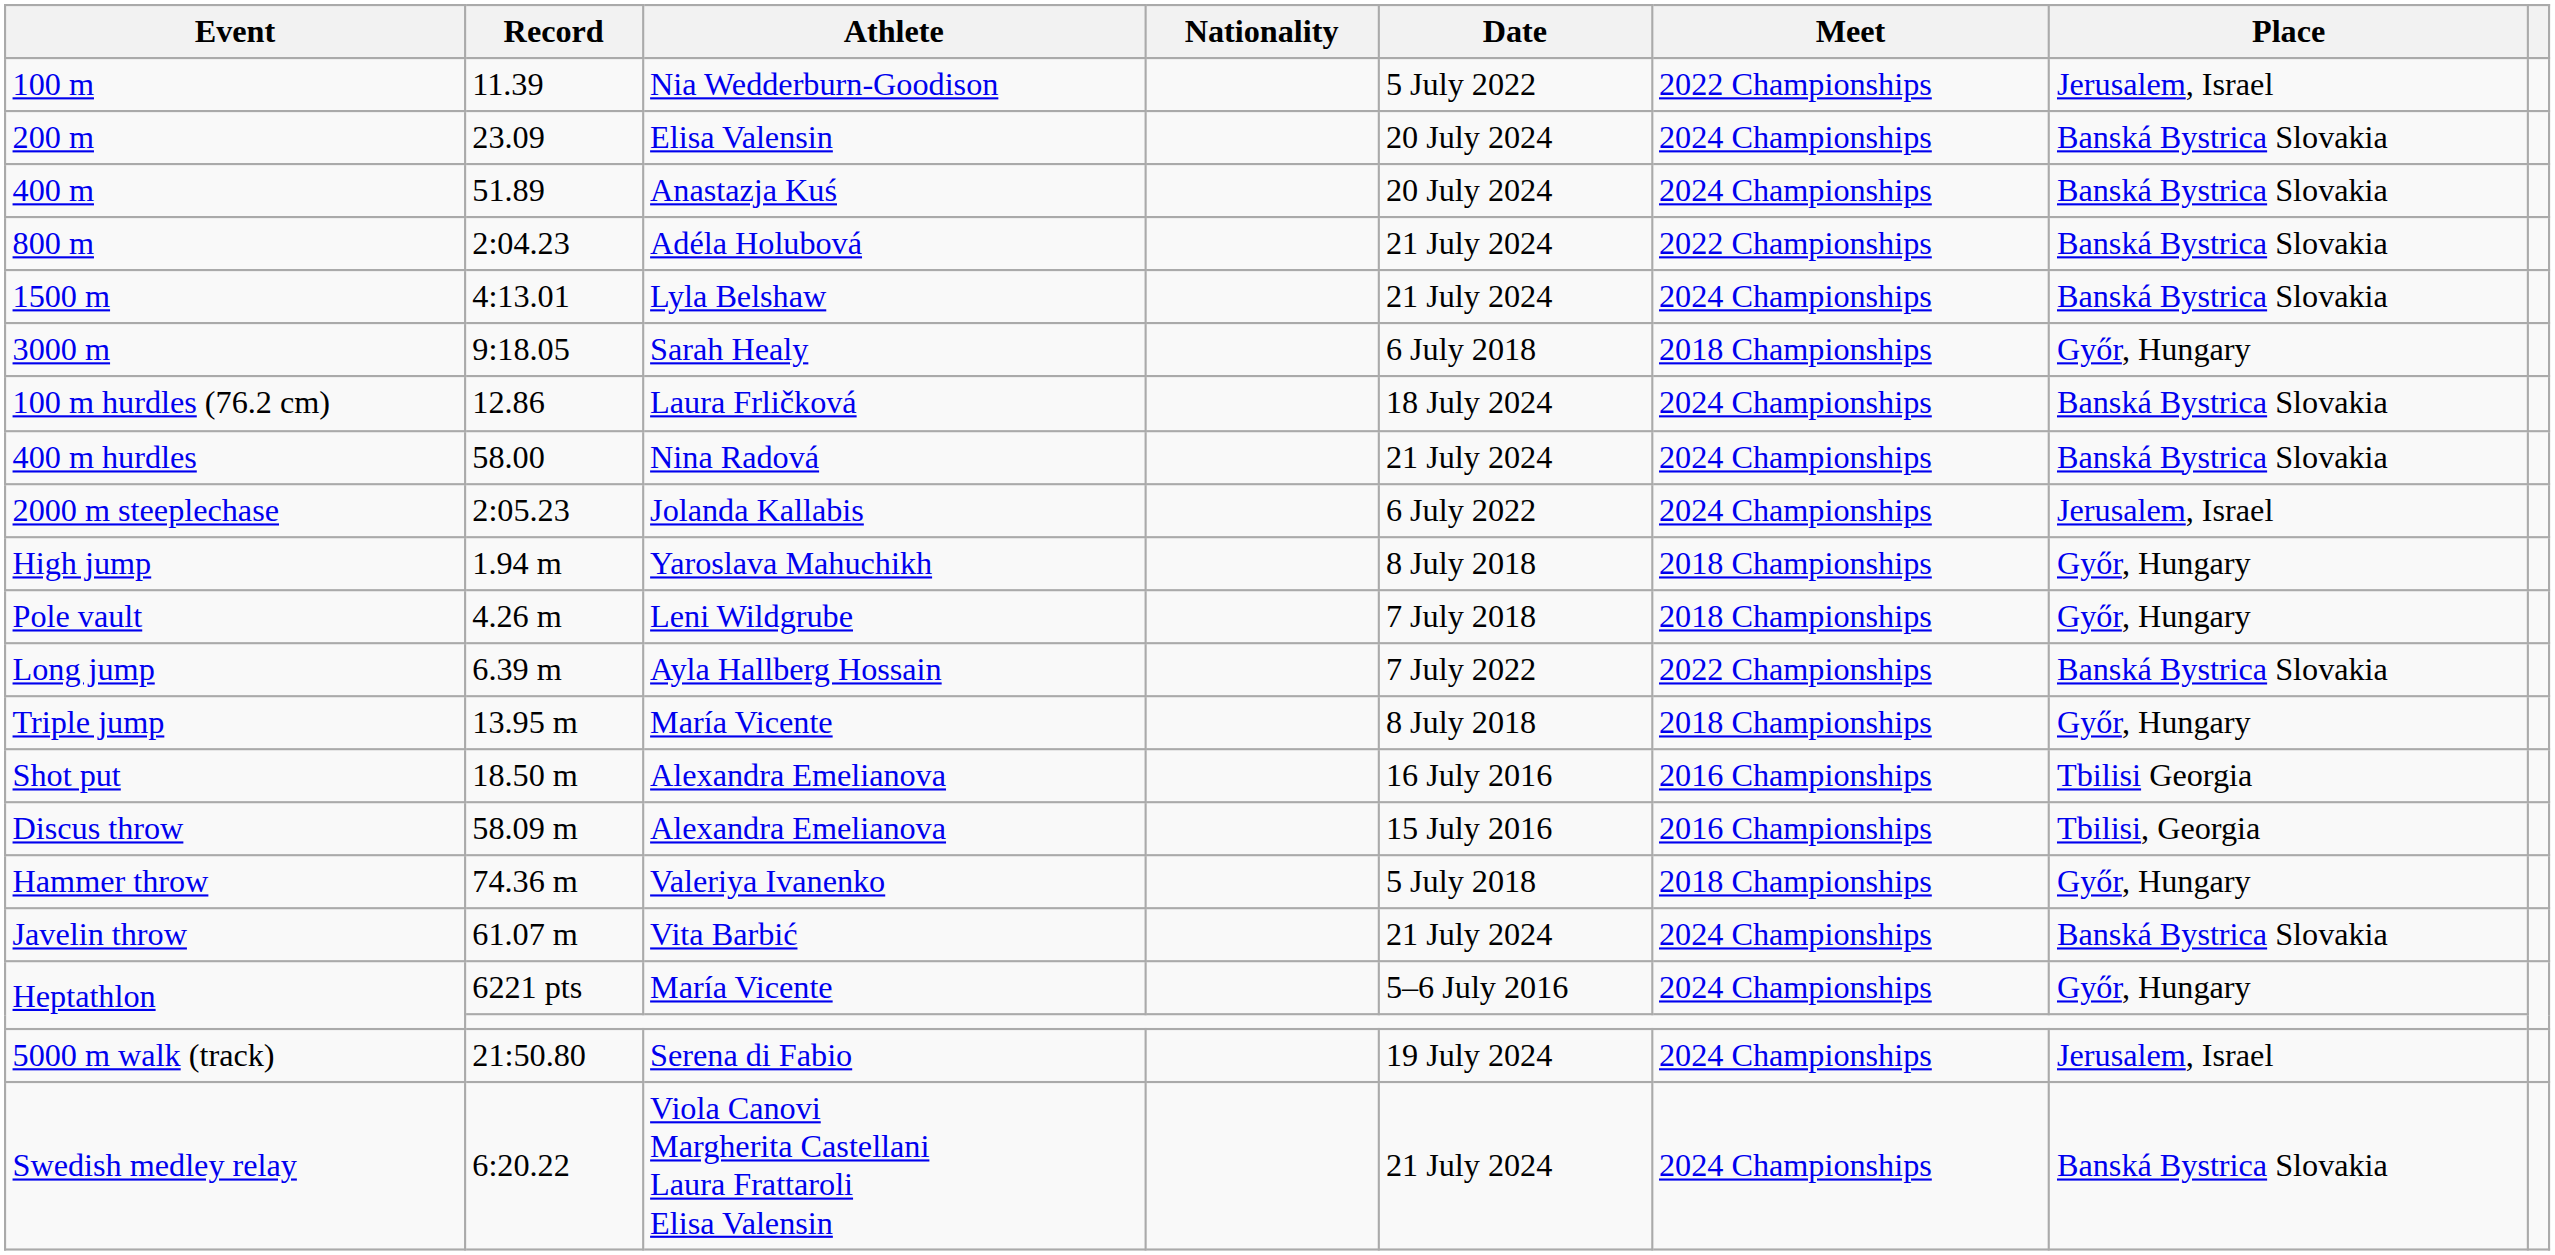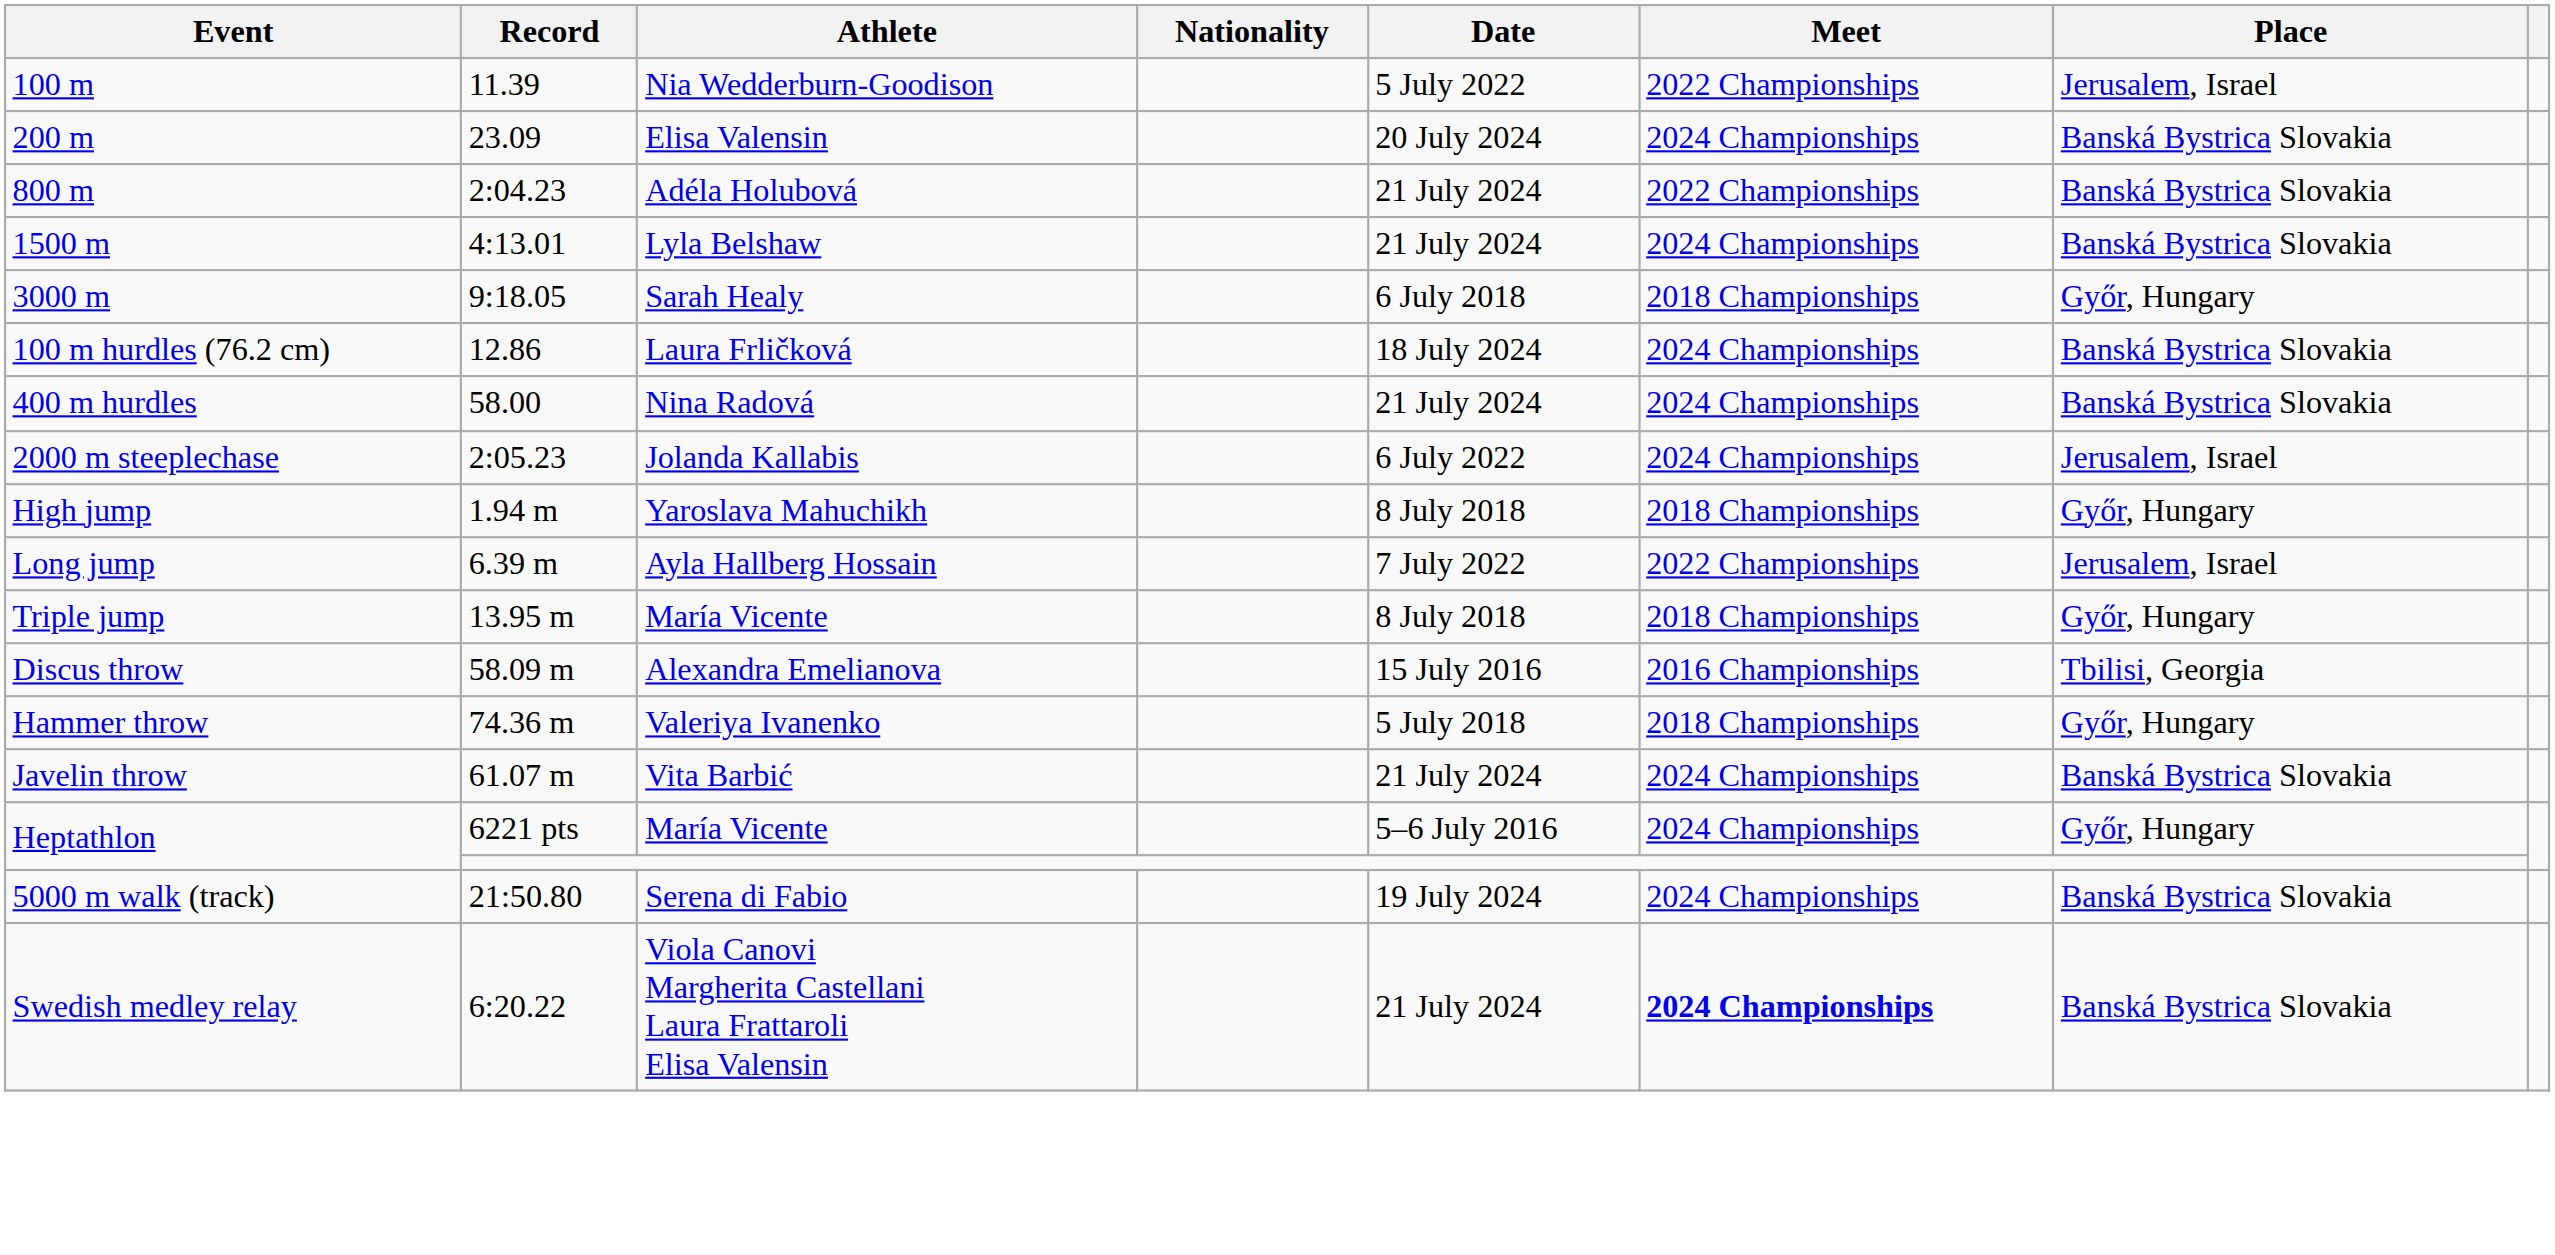- row: (53, 190)
- row: (77, 615)
(2222, 668) Banská Bystrica Slovakia -> (2169, 562) Jerusalem, Israel
- row: (67, 775)
(2165, 1055) Jerusalem, Israel -> (2226, 896) Banská Bystrica Slovakia
(1795, 1166) normal -> (1790, 1006) bold
